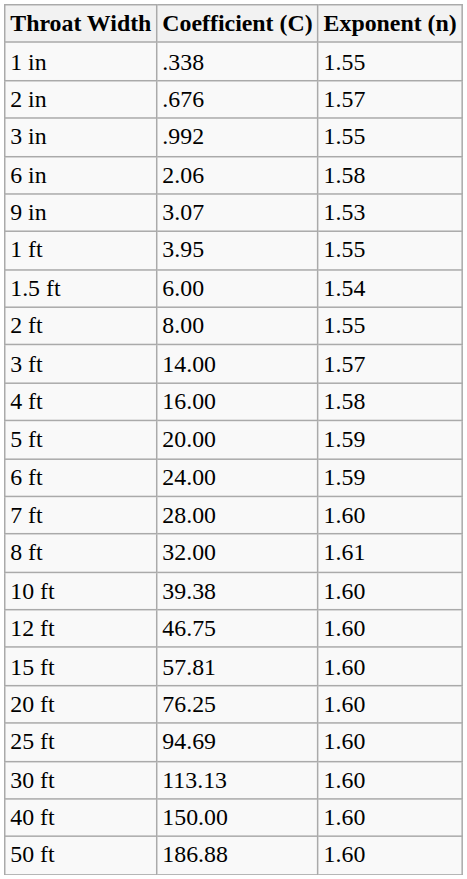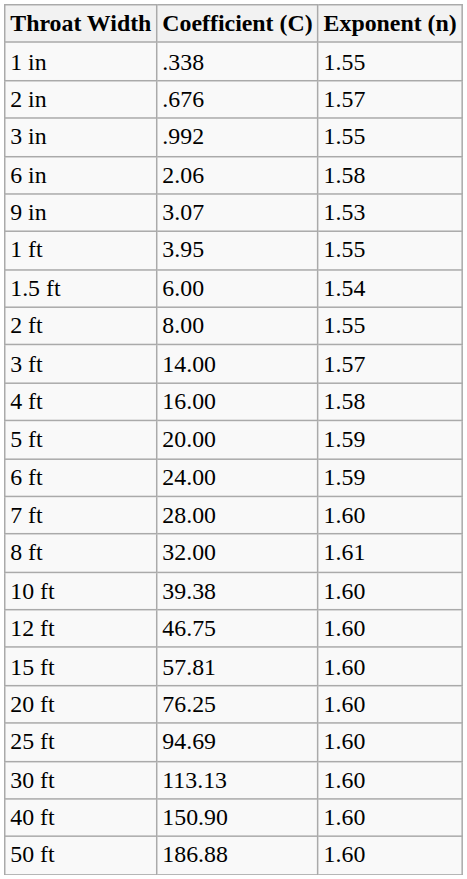(195, 817) 150.00 -> (195, 817) 150.90
